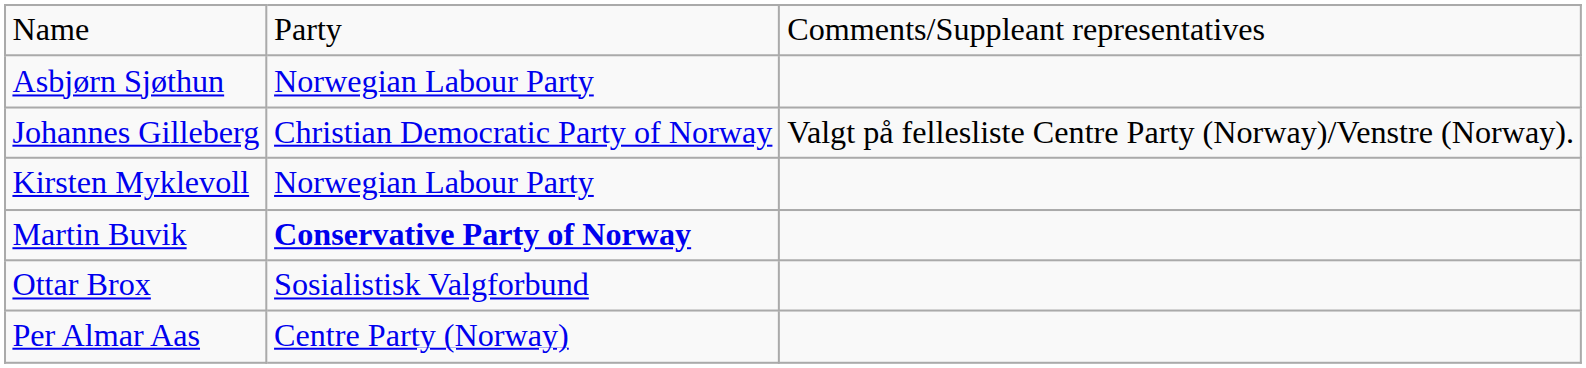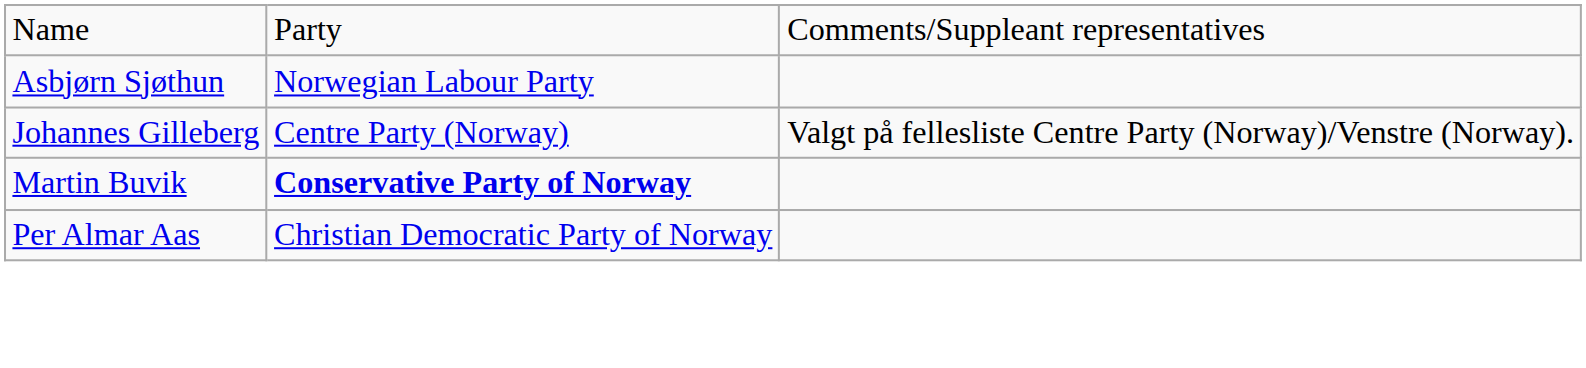(523, 132) Christian Democratic Party of Norway -> (421, 132) Centre Party (Norway)
- row: (131, 183)
- row: (82, 285)
(421, 336) Centre Party (Norway) -> (523, 234) Christian Democratic Party of Norway
